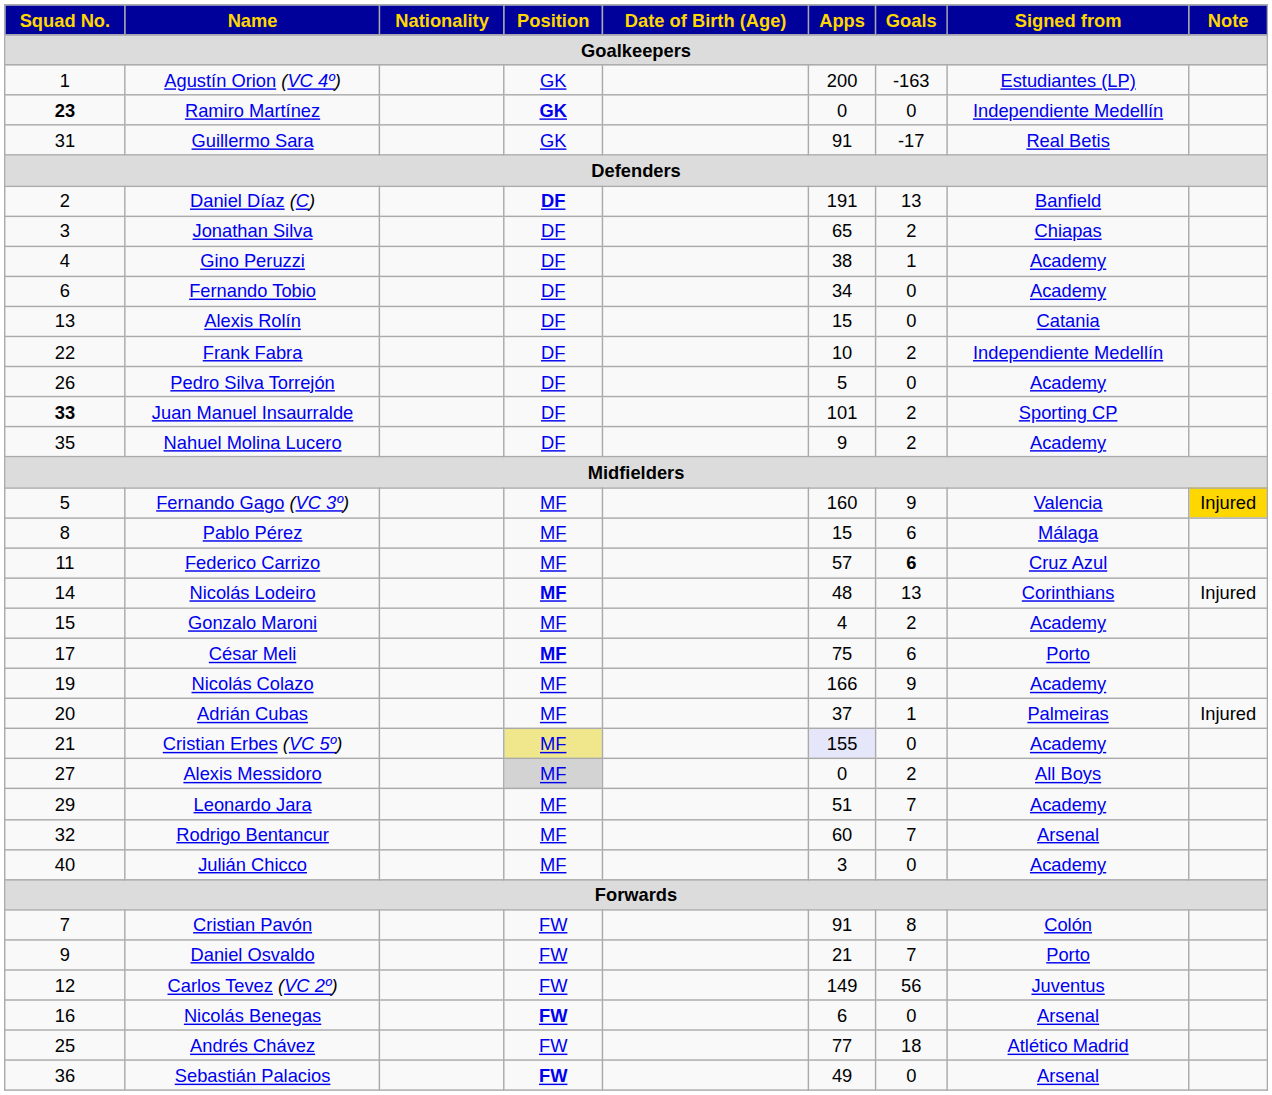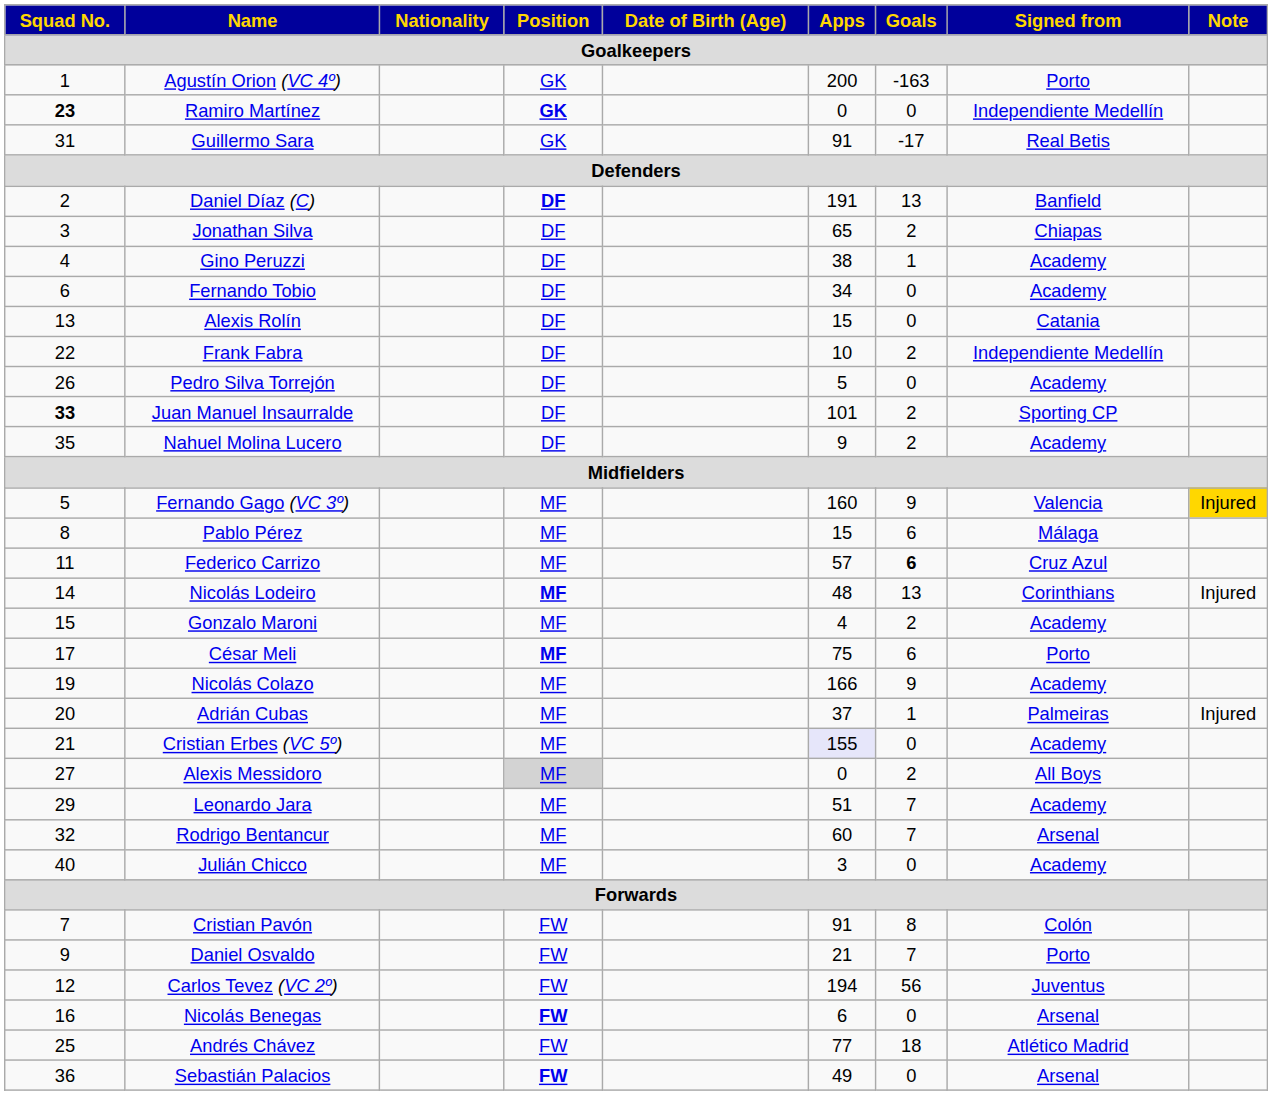(1068, 80) Estudiantes (LP) -> (1068, 80) Porto
(553, 744) khaki background -> (553, 744) no background
(842, 985) 149 -> (842, 985) 194
